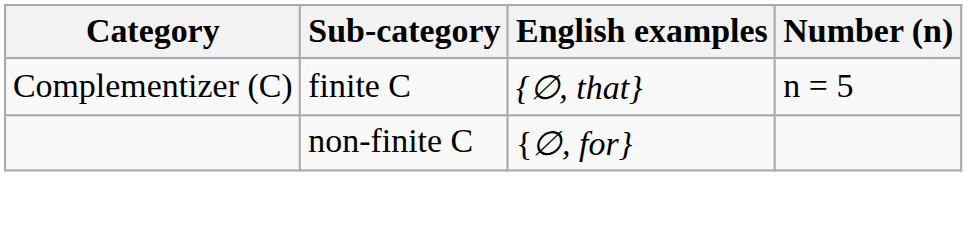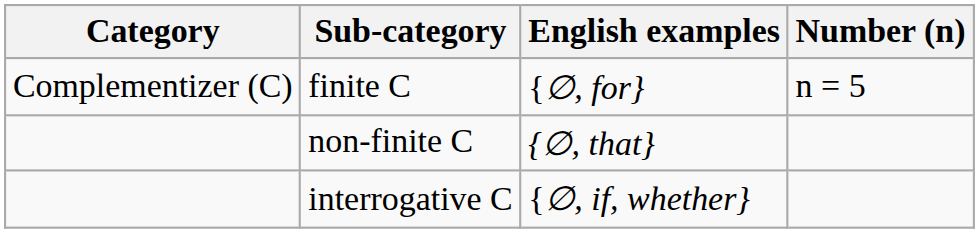(579, 87) {∅, that} -> (586, 87) {∅, for}
(574, 143) {∅, for} -> (592, 143) {∅, that}
+ row: (410, 198)
